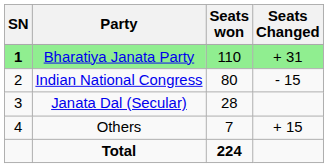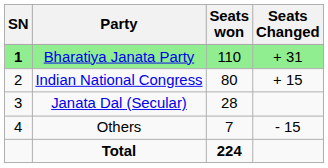(288, 80) - 15 -> (288, 80) + 15
(288, 127) + 15 -> (288, 127) - 15
